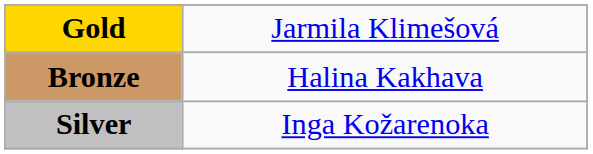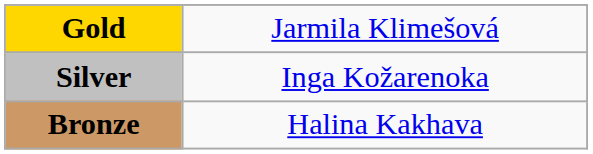rows swapped: (94, 124) <-> (94, 76)
